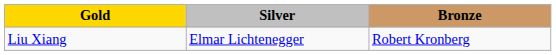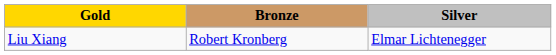columns swapped: (277, 15) <-> (460, 15)
